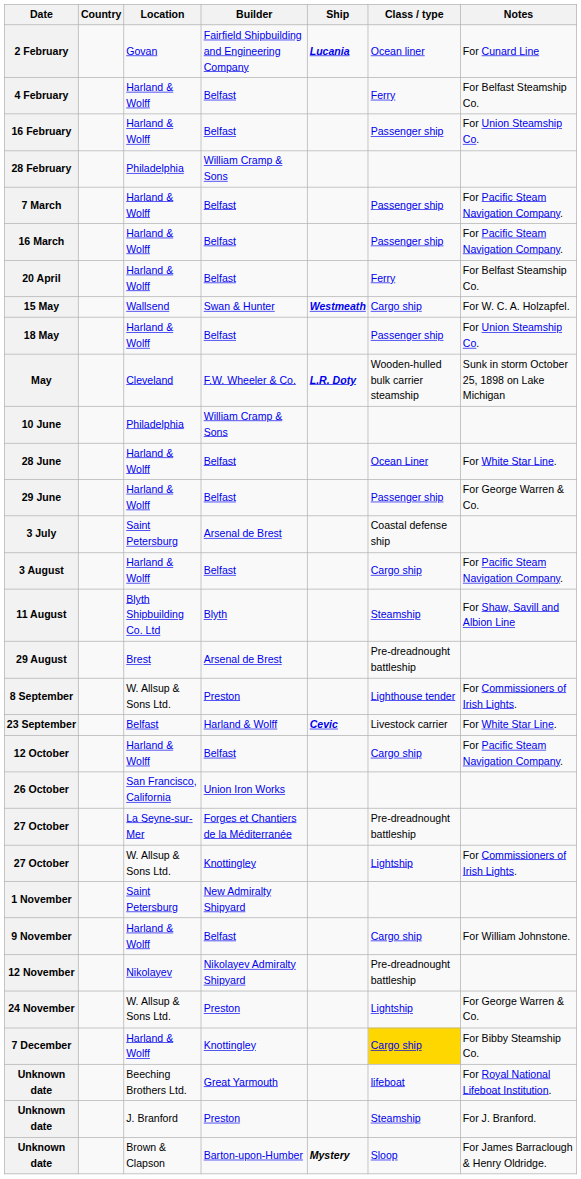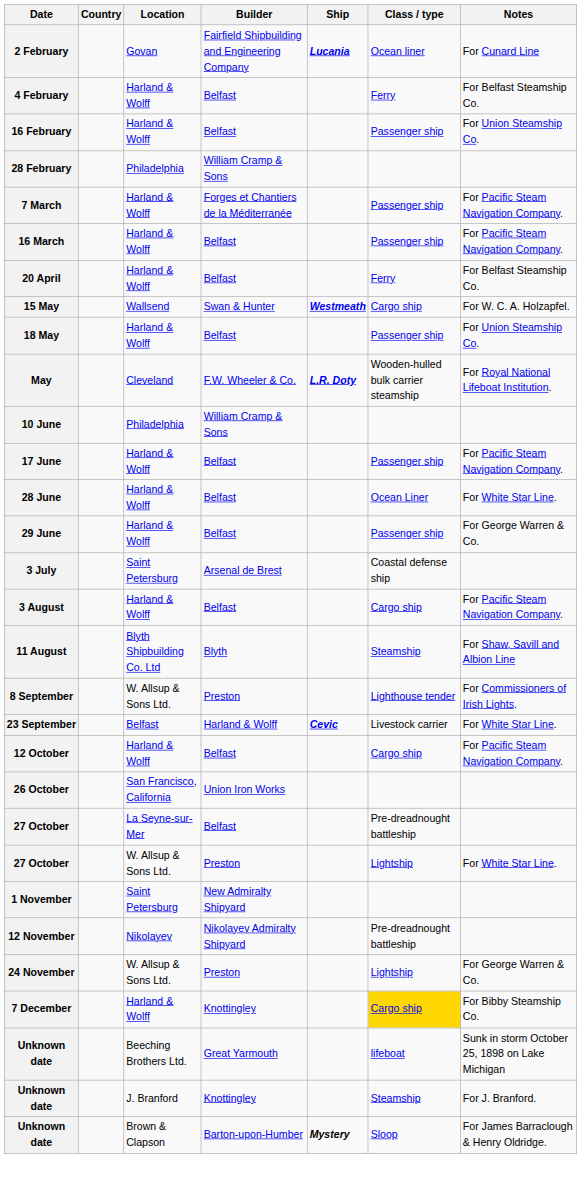(220, 205) Belfast -> (250, 205) Forges et Chantiers de la Méditerranée
(515, 380) Sunk in storm October 25, 1898 on Lake Michigan -> (507, 380) For Royal National Lifeboat Institution.
+ row: (41, 461)
- row: (41, 659)
(250, 826) Forges et Chantiers de la Méditerranée -> (220, 826) Belfast
(230, 863) Knottingley -> (222, 863) Preston
(514, 863) For Commissioners of Irish Lights. -> (510, 863) For White Star Line.
- row: (41, 936)
(507, 1082) For Royal National Lifeboat Institution. -> (515, 1054) Sunk in storm October 25, 1898 on Lake Michigan
(222, 1119) Preston -> (230, 1098) Knottingley
